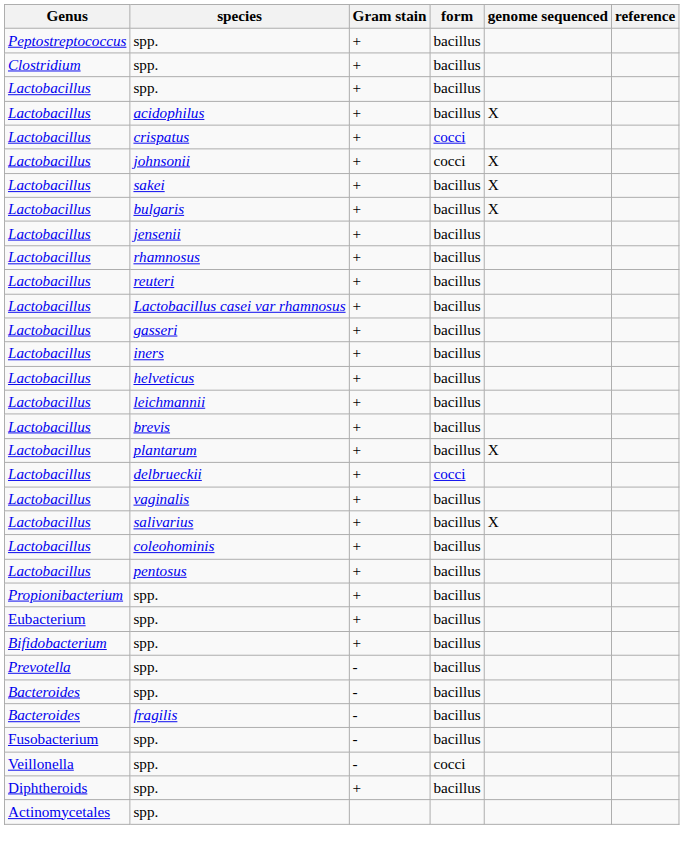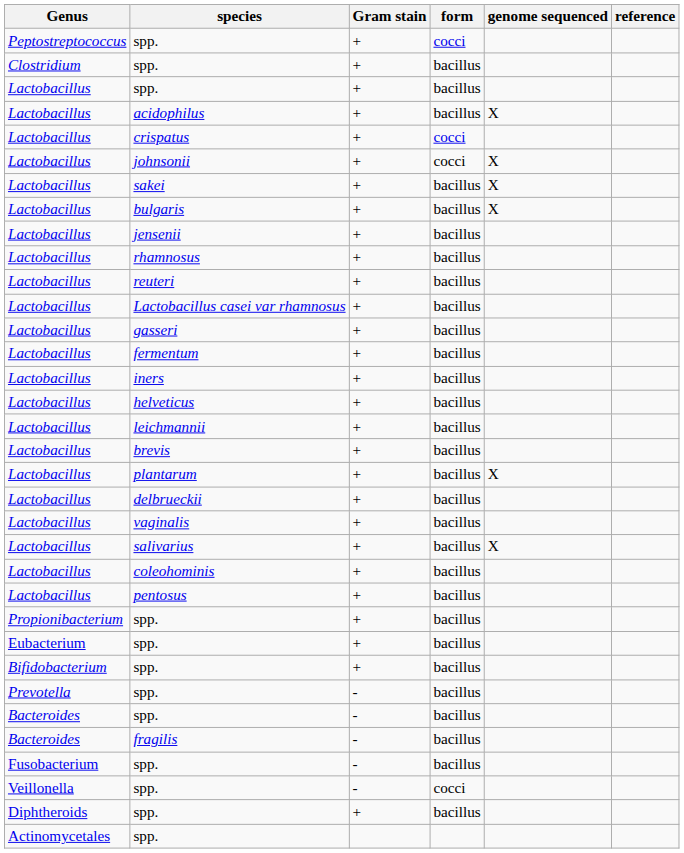(457, 40) bacillus -> (449, 40) cocci
+ row: (49, 354)
(449, 474) cocci -> (457, 498) bacillus
